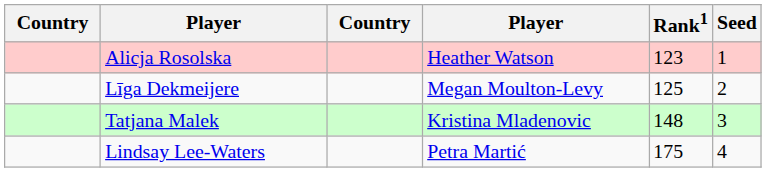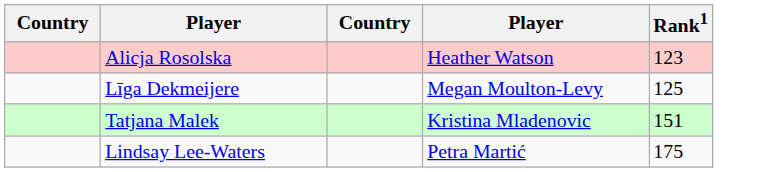- column: (737, 22)
(668, 119) 148 -> (668, 119) 151
